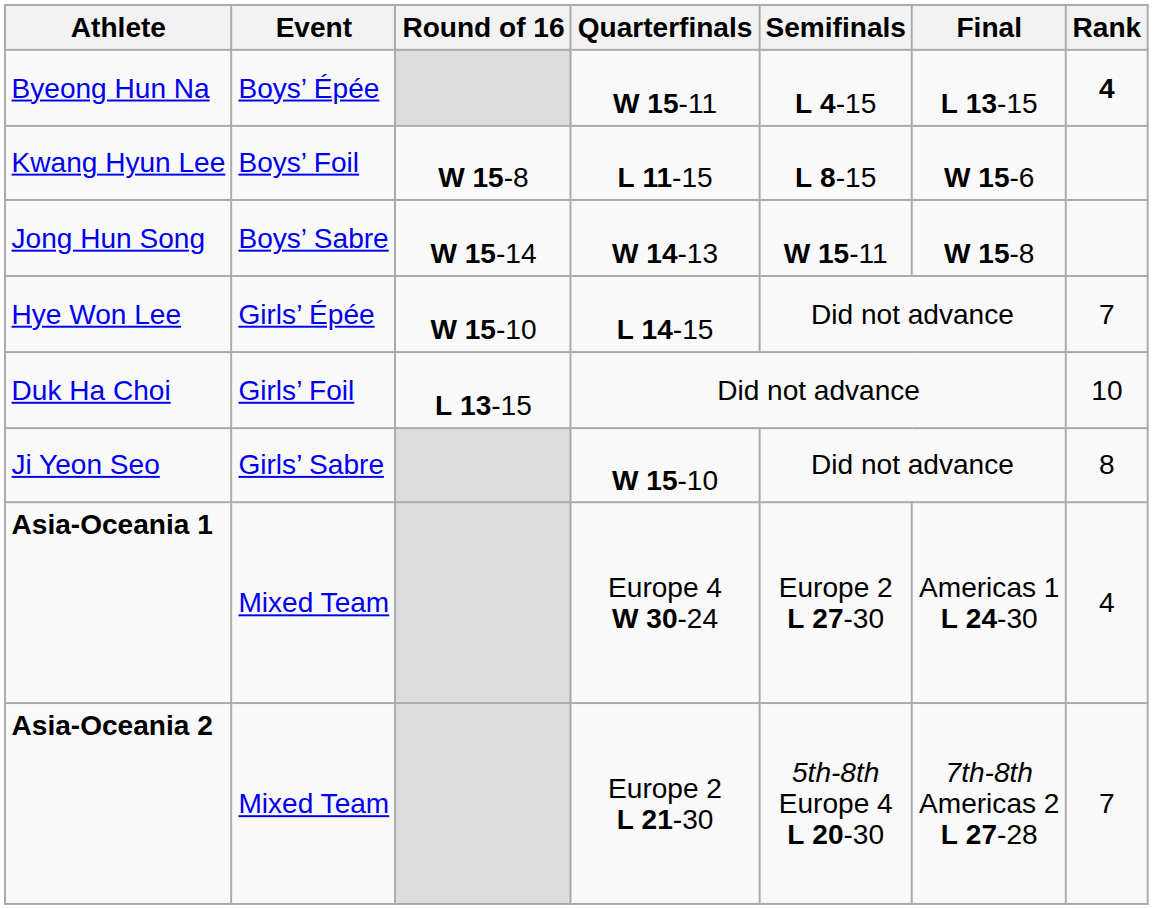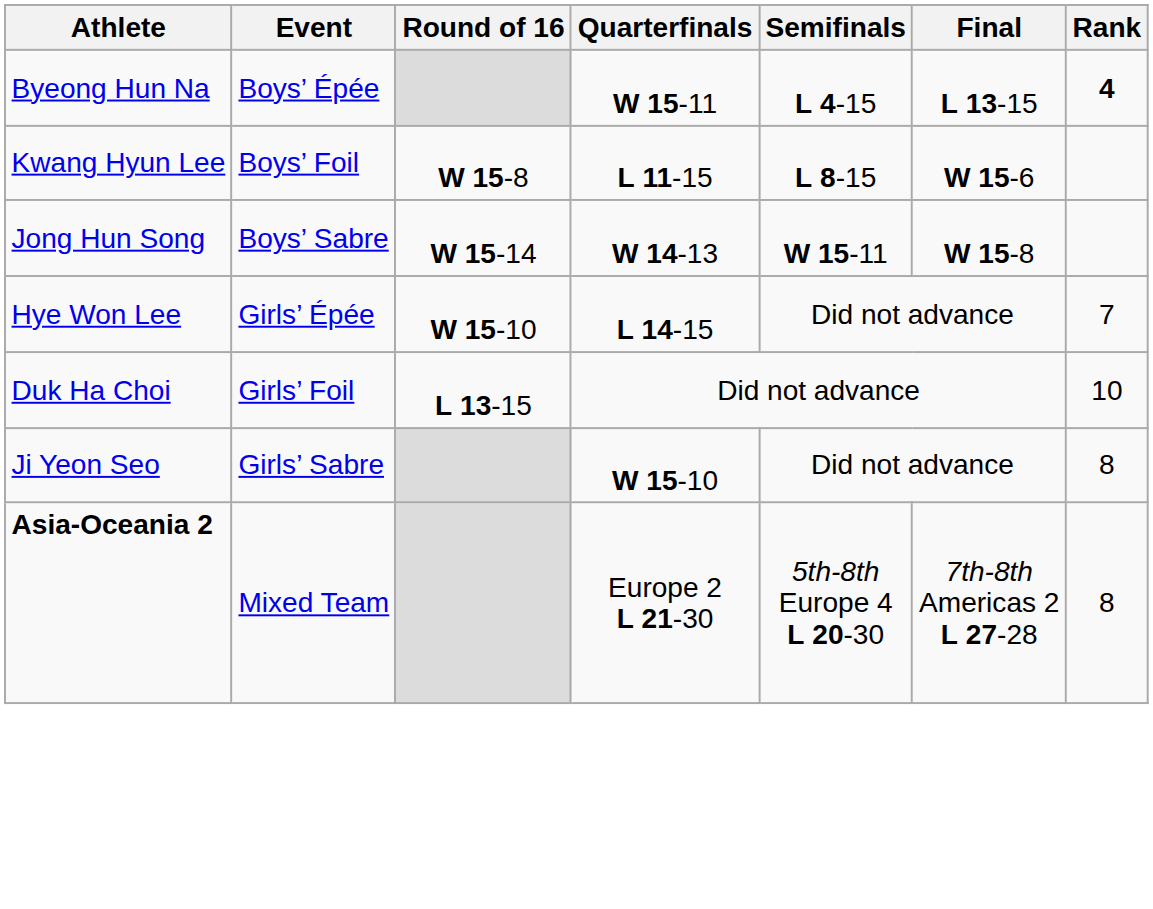- row: (112, 525)
(1107, 804) 7 -> (1107, 603) 8
